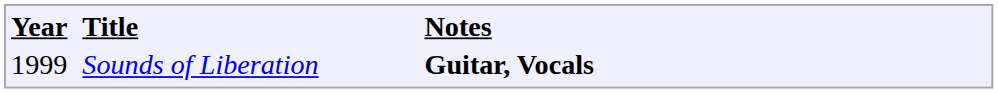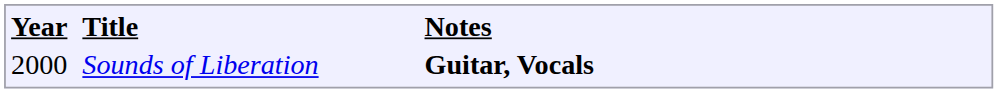(39, 65) 1999 -> (39, 65) 2000
